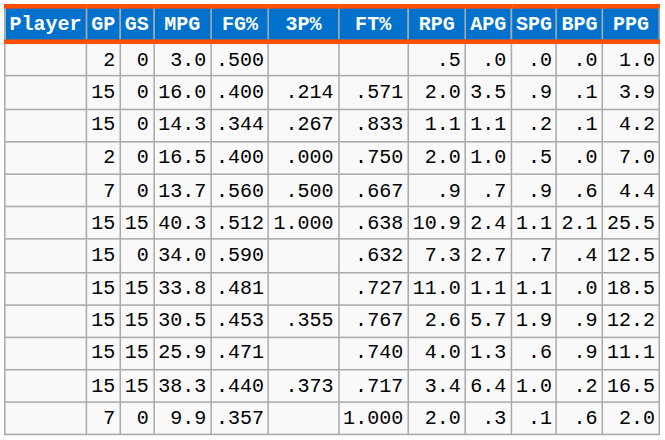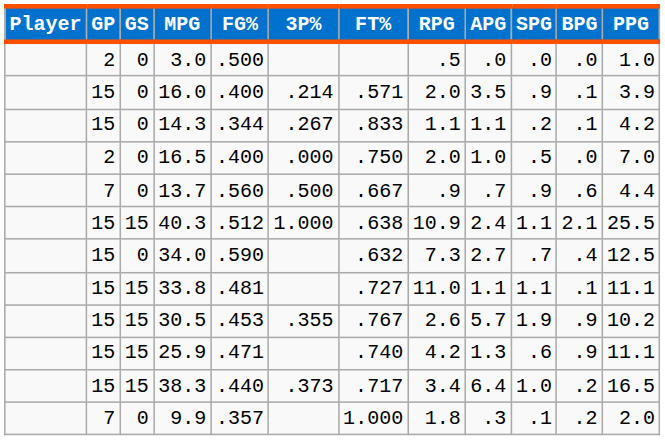(586, 288) .0 -> (586, 288) .1
(631, 288) 18.5 -> (631, 288) 11.1
(631, 321) 12.2 -> (631, 321) 10.2
(443, 354) 4.0 -> (443, 354) 4.2
(443, 419) 2.0 -> (443, 419) 1.8
(586, 419) .6 -> (586, 419) .2
